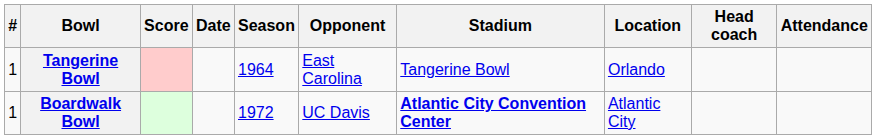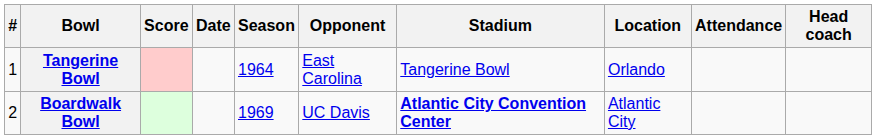columns swapped: (824, 26) <-> (734, 26)
(13, 112) 1 -> (13, 112) 2
(256, 112) 1972 -> (256, 112) 1969
